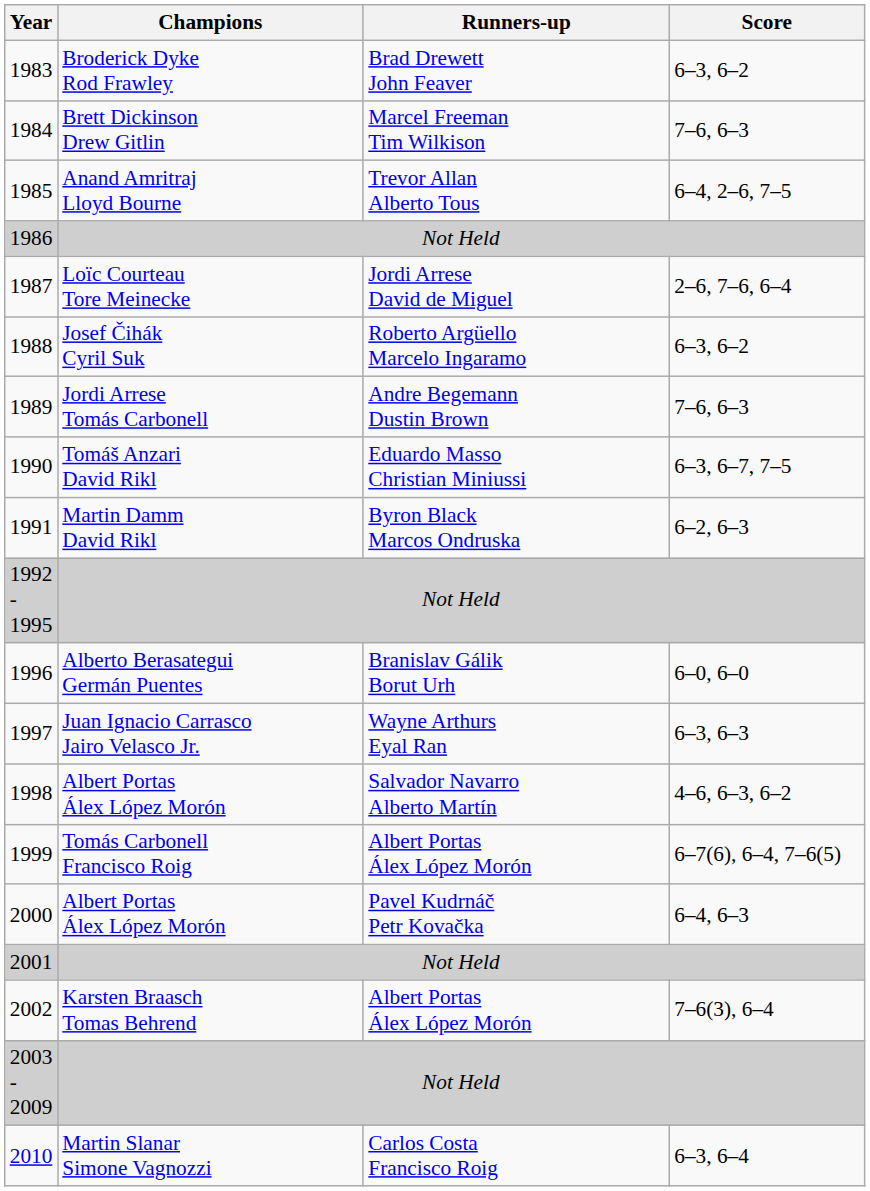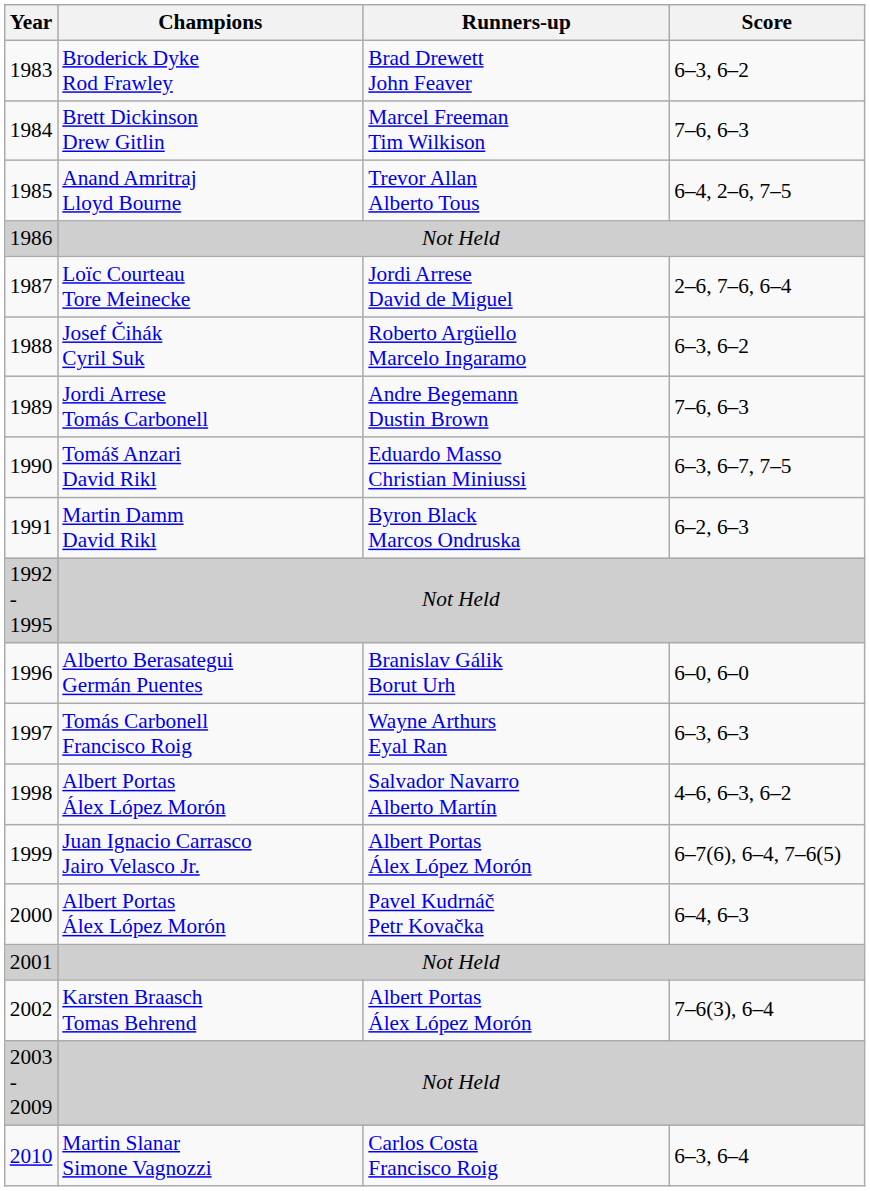(157, 733) Juan Ignacio Carrasco Jairo Velasco Jr. -> (135, 733) Tomás Carbonell Francisco Roig
(135, 854) Tomás Carbonell Francisco Roig -> (157, 854) Juan Ignacio Carrasco Jairo Velasco Jr.
